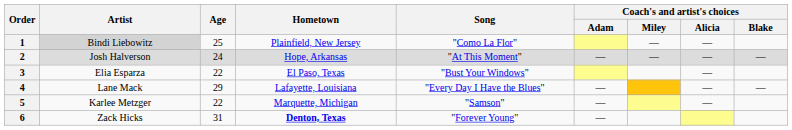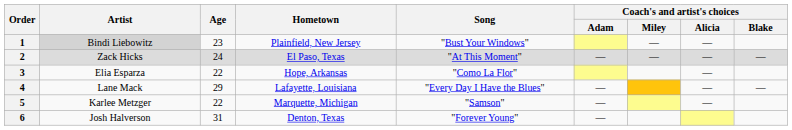(218, 42) 25 -> (218, 42) 23
(485, 42) "Como La Flor" -> (485, 42) "Bust Your Windows"
(120, 57) Josh Halverson -> (120, 57) Zack Hicks
(316, 57) Hope, Arkansas -> (316, 57) El Paso, Texas
(316, 72) El Paso, Texas -> (316, 72) Hope, Arkansas
(485, 72) "Bust Your Windows" -> (485, 72) "Como La Flor"
(120, 118) Zack Hicks -> (120, 118) Josh Halverson
(316, 118) bold -> (316, 118) normal
